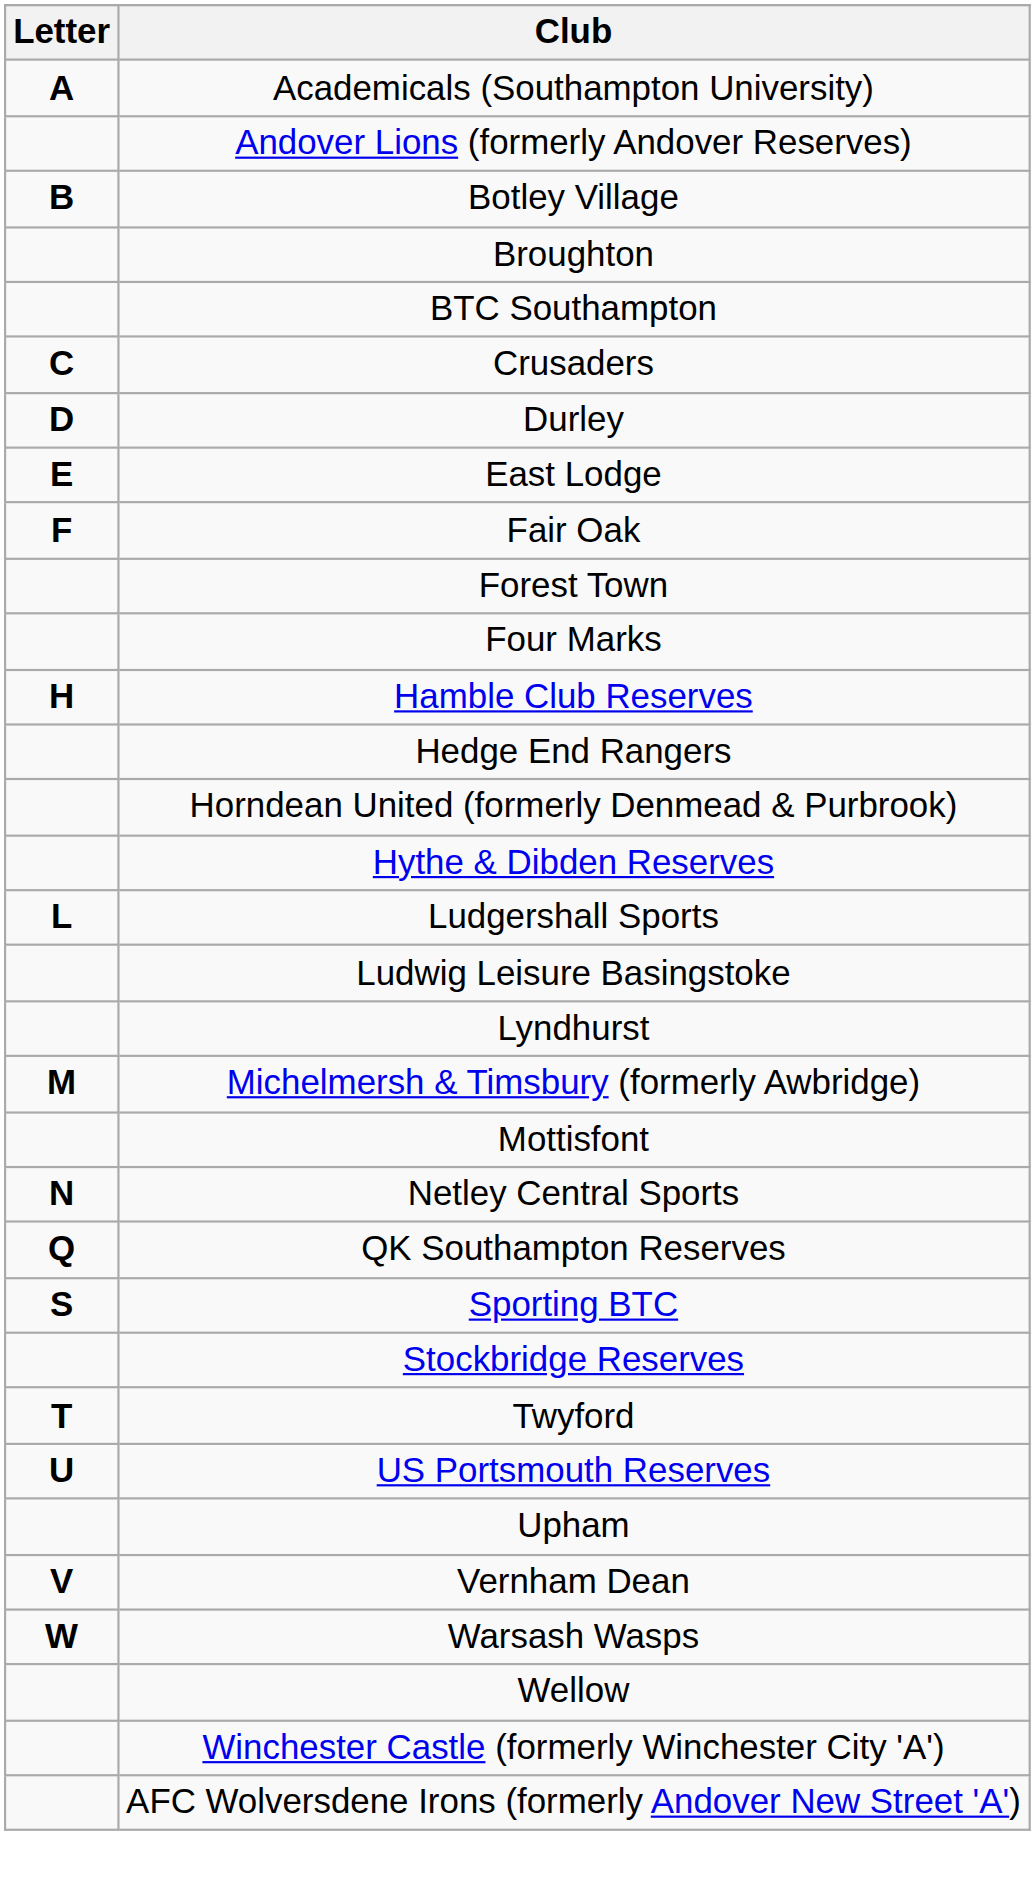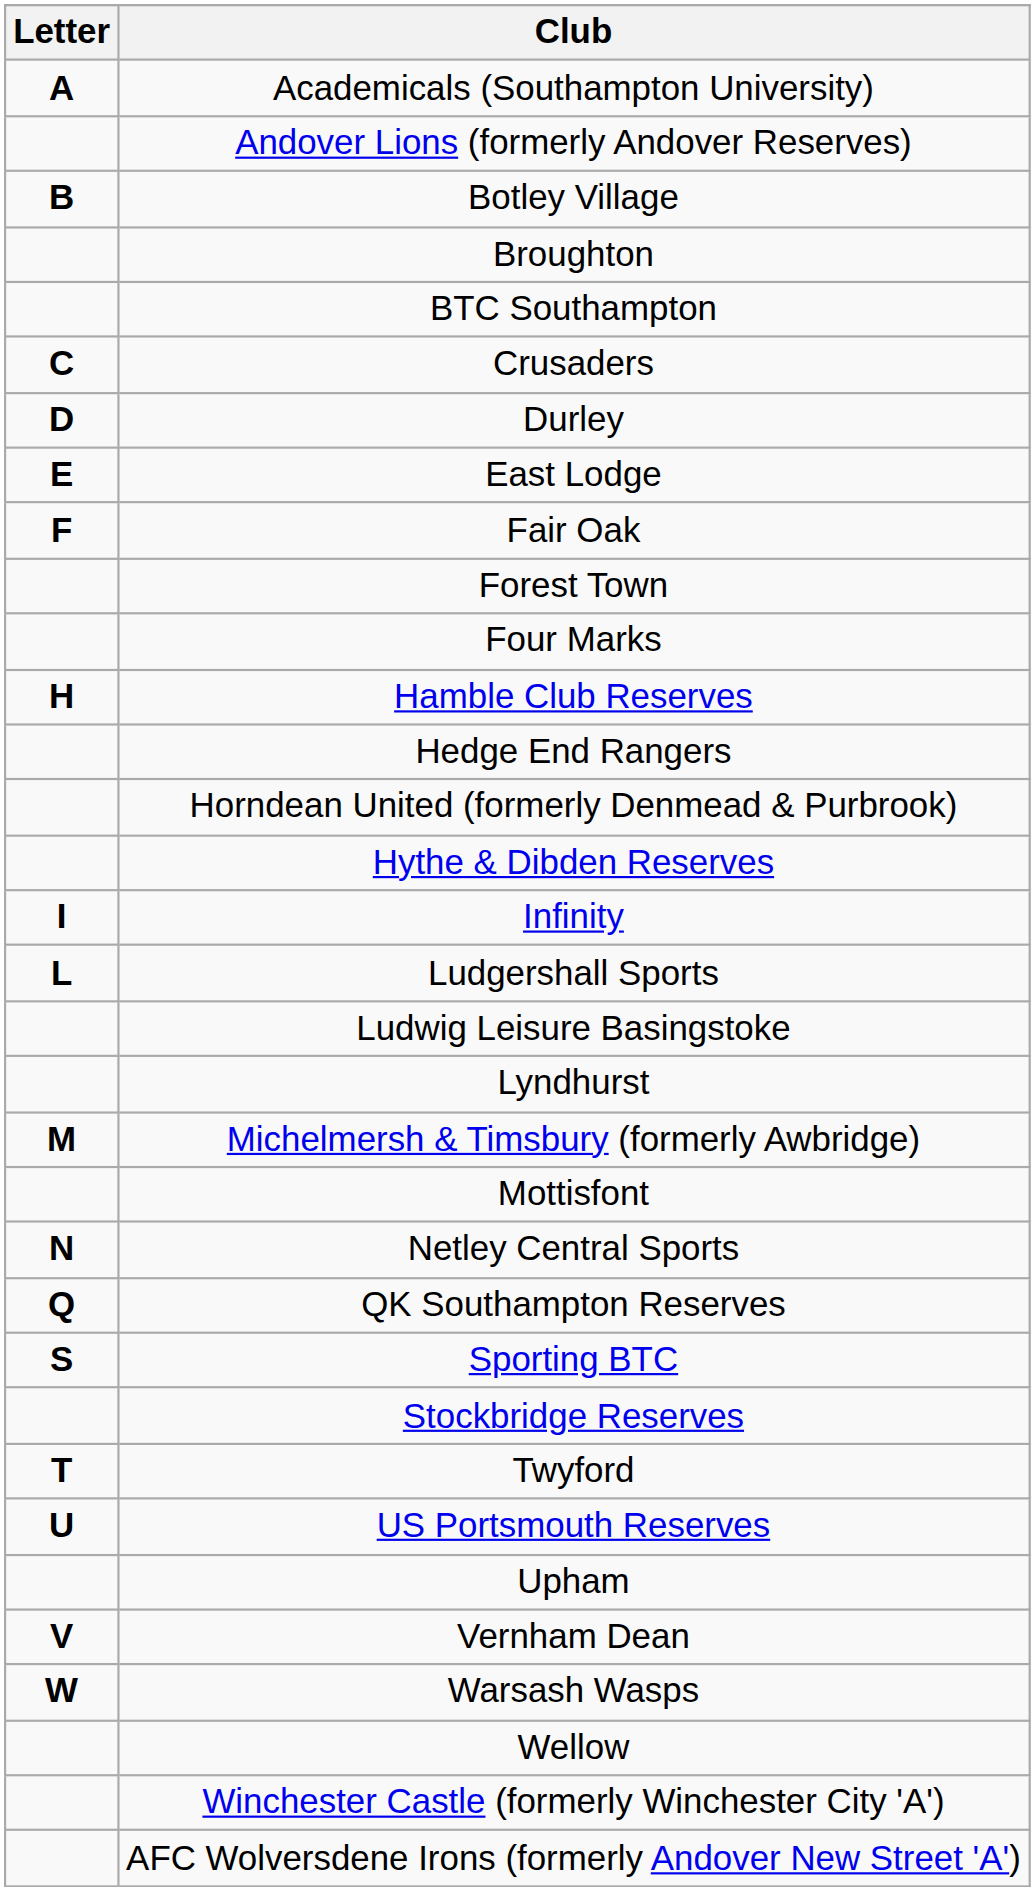+ row: (573, 917)
